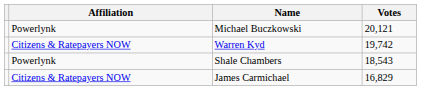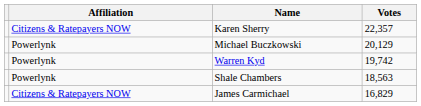+ row: (242, 28)
(379, 28) 20,121 -> (379, 45) 20,129
(71, 45) Citizens & Ratepayers NOW -> (34, 61) Powerlynk
(379, 61) 18,543 -> (379, 77) 18,563
